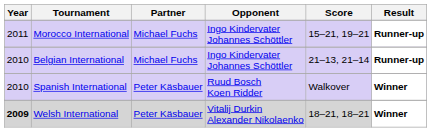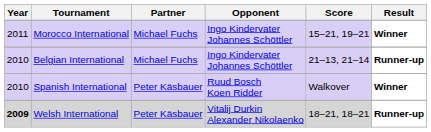(399, 34) Runner-up -> (391, 34) Winner
(391, 114) Winner -> (399, 114) Runner-up
